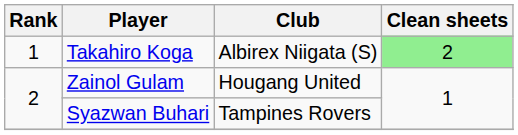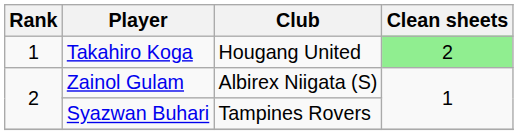(298, 52) Albirex Niigata (S) -> (290, 52) Hougang United
(290, 83) Hougang United -> (298, 83) Albirex Niigata (S)
